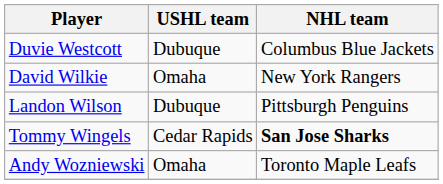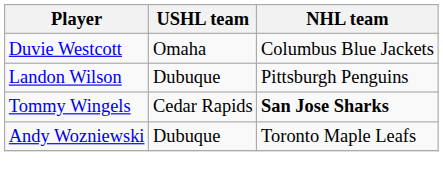(187, 48) Dubuque -> (180, 48) Omaha
- row: (58, 77)
(180, 164) Omaha -> (187, 135) Dubuque
